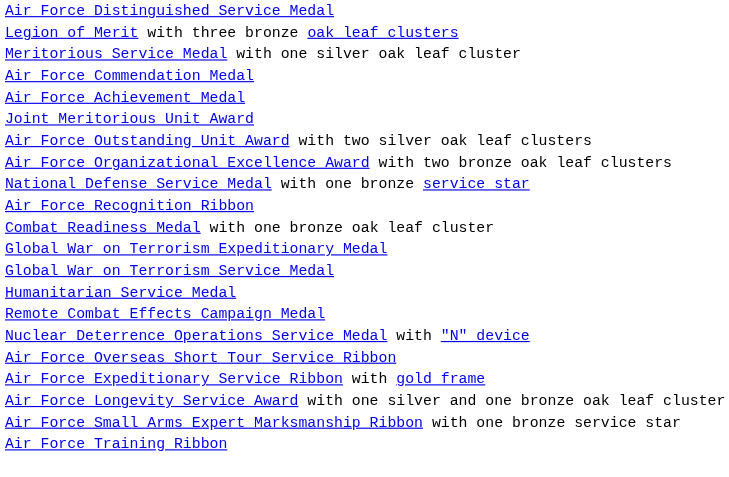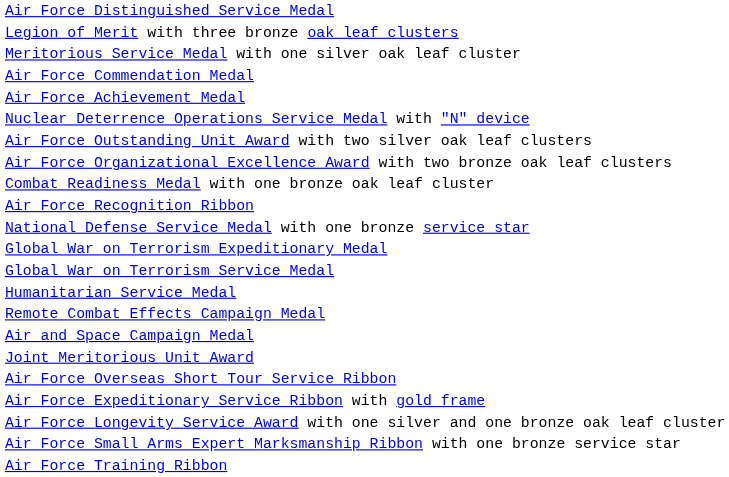rows swapped: (129, 119) <-> (267, 336)
rows swapped: (250, 228) <-> (267, 184)
+ row: (129, 336)
